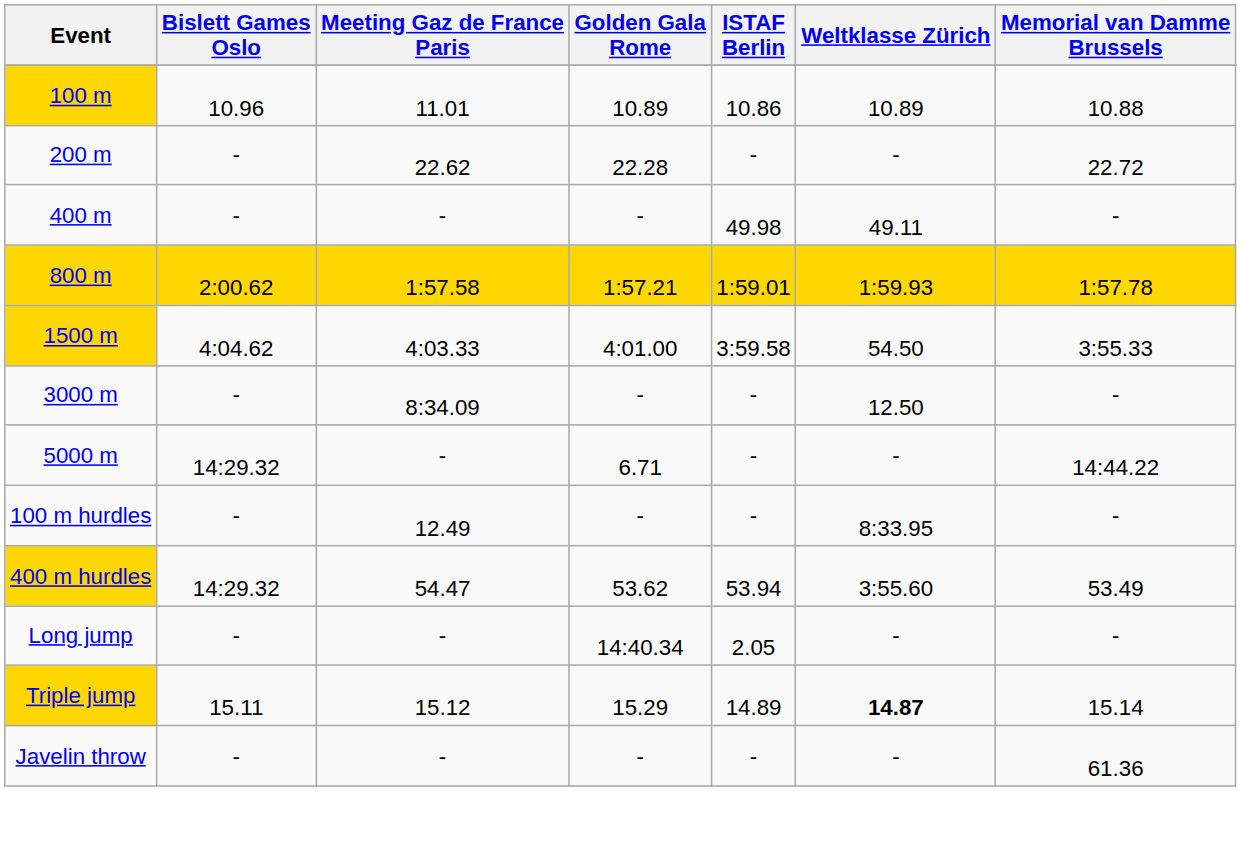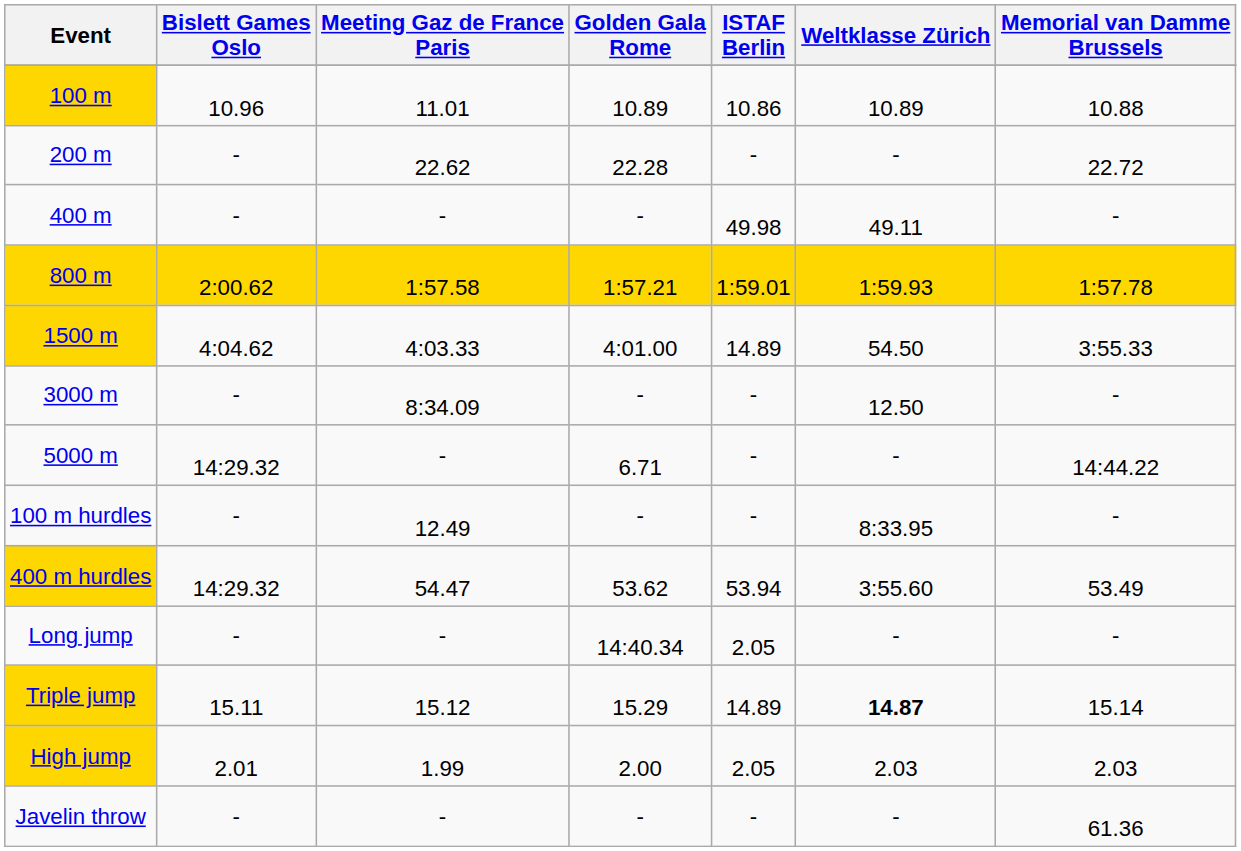(754, 348) 3:59.58 -> (754, 348) 14.89
+ row: (81, 756)
